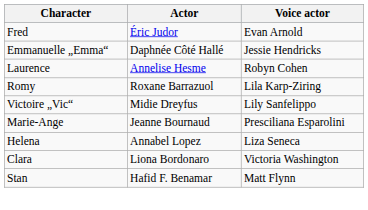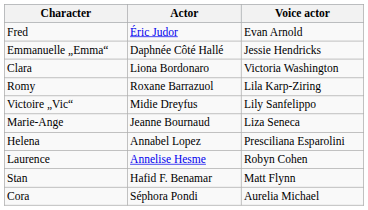rows swapped: (19, 159) <-> (28, 68)
(294, 123) Presciliana Esparolini -> (272, 123) Liza Seneca
(272, 141) Liza Seneca -> (294, 141) Presciliana Esparolini
+ row: (18, 196)
